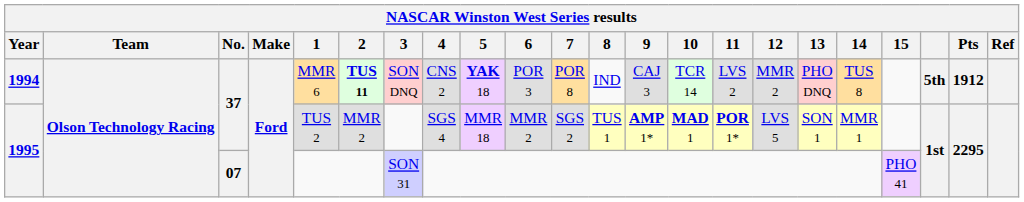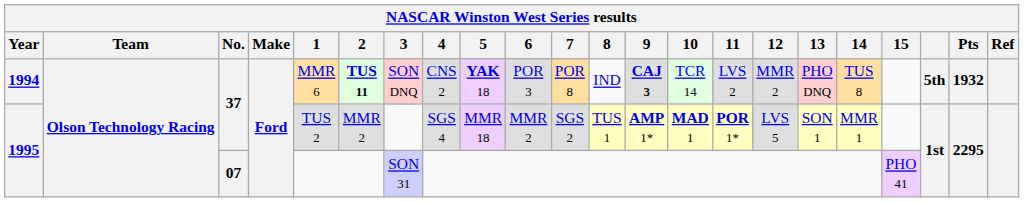(647, 80) normal -> (647, 81) bold
(968, 81) 1912 -> (968, 81) 1932
